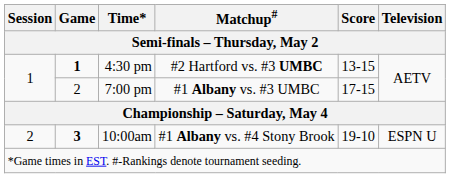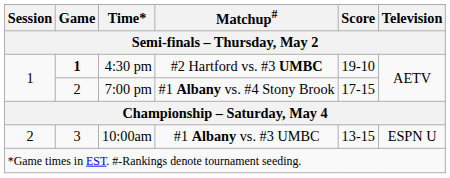(358, 66) 13-15 -> (358, 66) 19-10
(247, 90) #1 Albany vs. #3 UMBC -> (247, 90) #1 Albany vs. #4 Stony Brook
(77, 137) bold -> (77, 137) normal
(247, 137) #1 Albany vs. #4 Stony Brook -> (247, 137) #1 Albany vs. #3 UMBC
(358, 137) 19-10 -> (358, 137) 13-15
